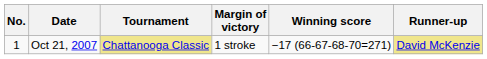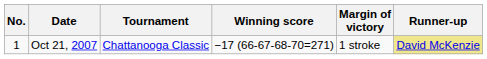columns swapped: (331, 20) <-> (240, 20)
(156, 45) khaki background -> (156, 45) no background
